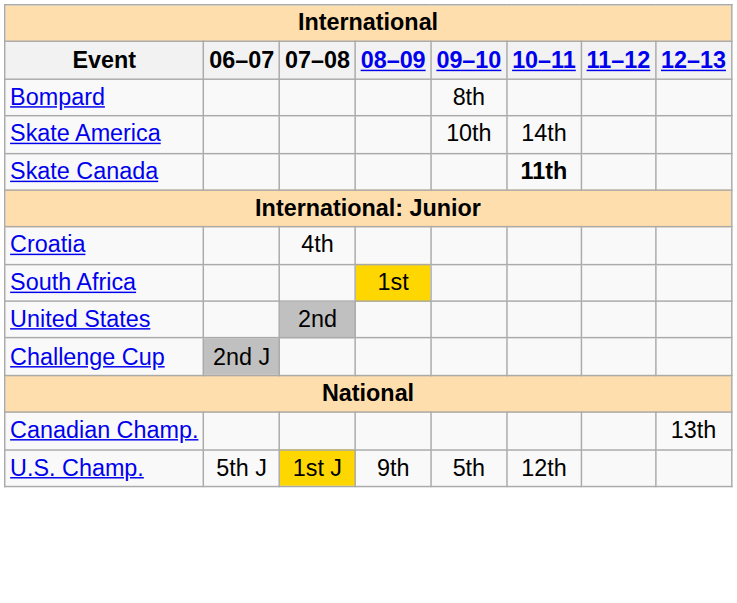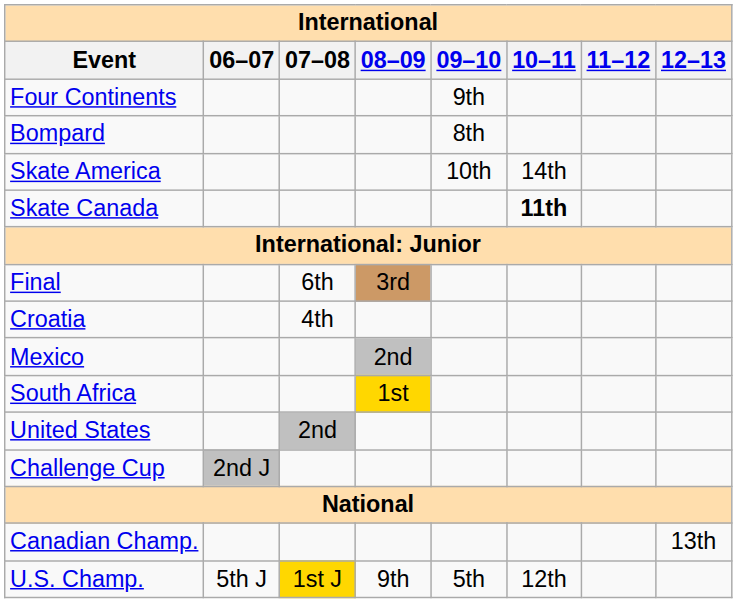+ row: (93, 97)
+ row: (35, 282)
+ row: (47, 356)
